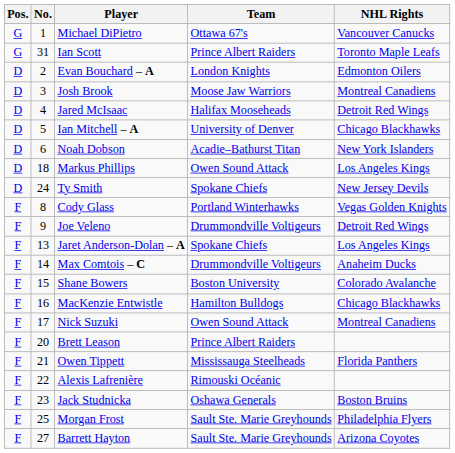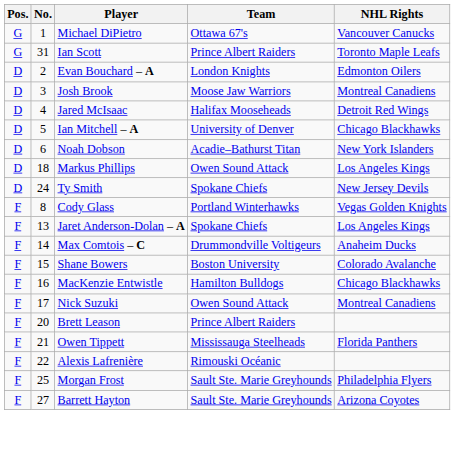- row: (84, 226)
- row: (94, 399)
